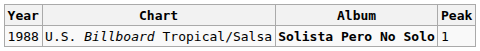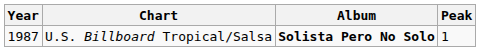(23, 36) 1988 -> (23, 36) 1987
